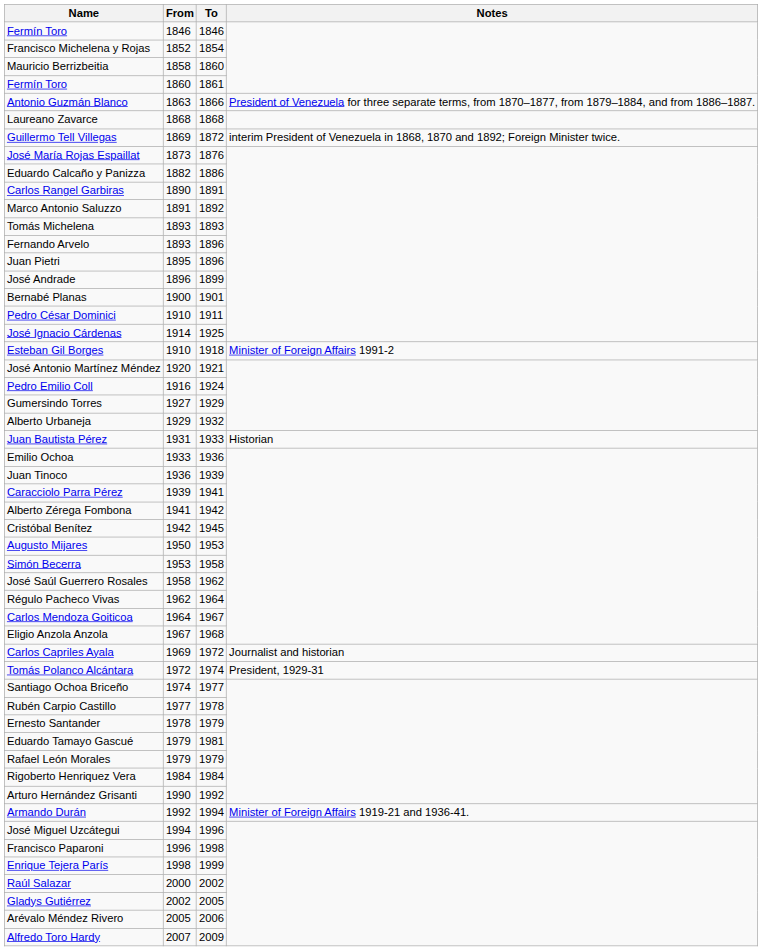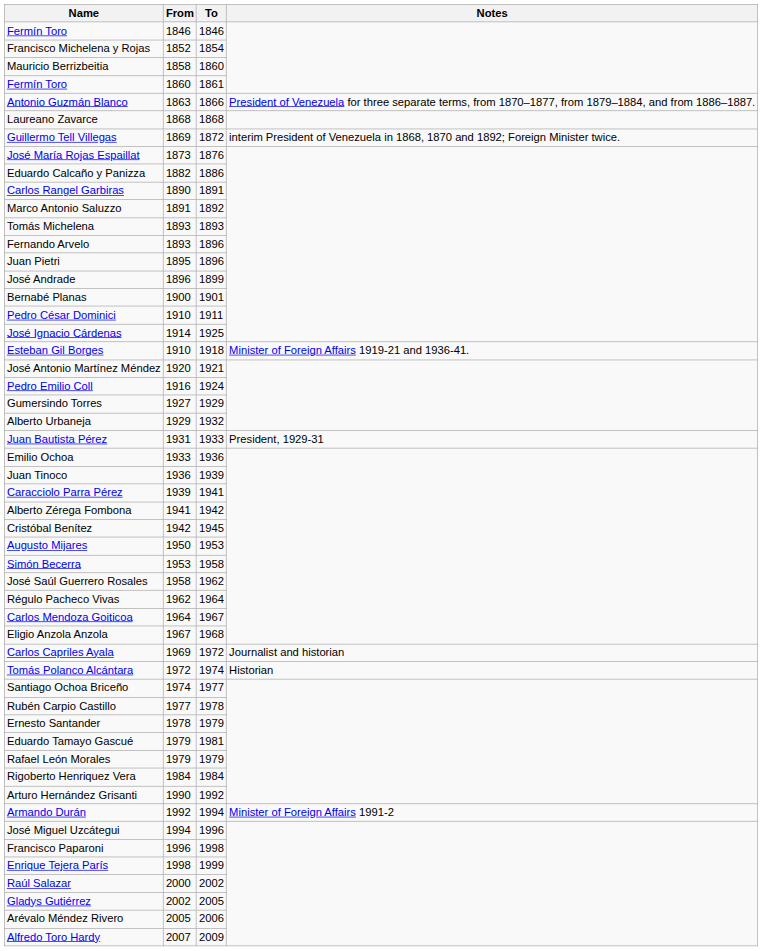(311, 350) Minister of Foreign Affairs 1991-2 -> (349, 350) Minister of Foreign Affairs 1919-21 and 1936-41.
(251, 439) Historian -> (276, 439) President, 1929-31
(276, 670) President, 1929-31 -> (251, 670) Historian
(349, 812) Minister of Foreign Affairs 1919-21 and 1936-41. -> (311, 812) Minister of Foreign Affairs 1991-2
